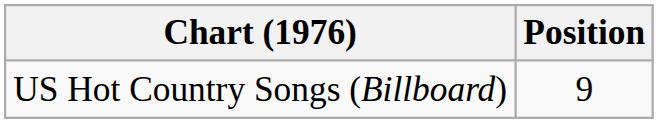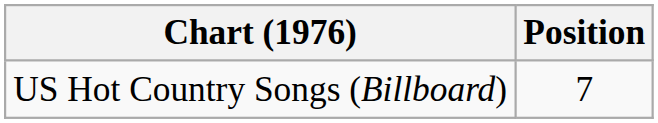(584, 88) 9 -> (584, 88) 7
